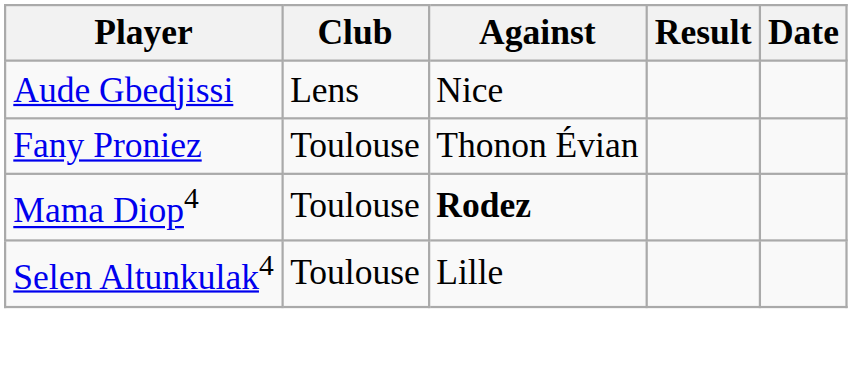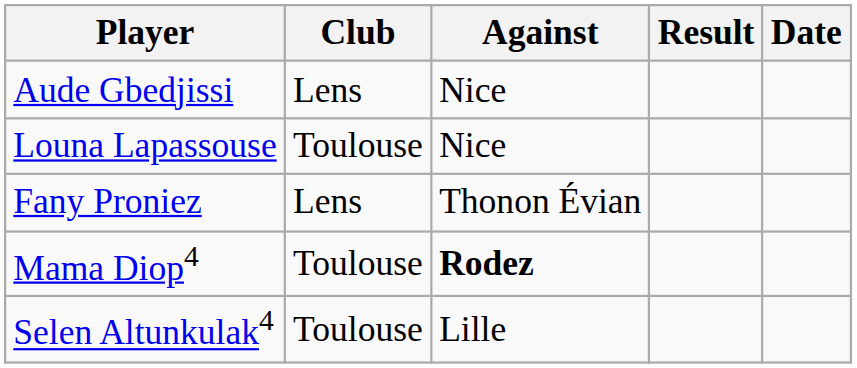+ row: (145, 145)
(355, 145) Toulouse -> (328, 201) Lens
